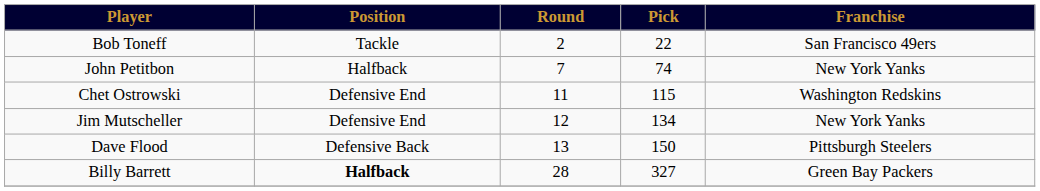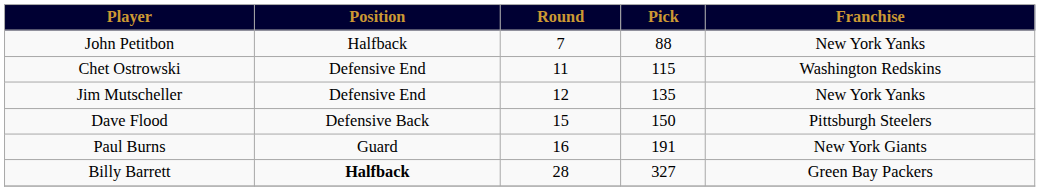- row: (129, 43)
(663, 69) 74 -> (663, 43) 88
(663, 120) 134 -> (663, 95) 135
(561, 146) 13 -> (561, 120) 15
+ row: (129, 146)
